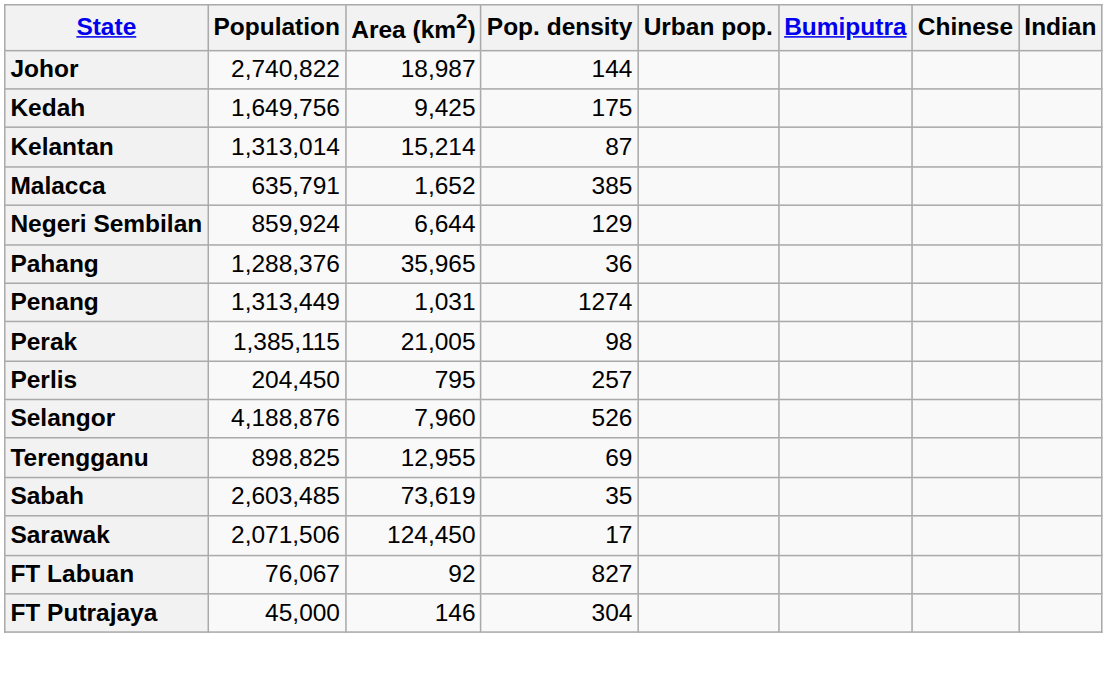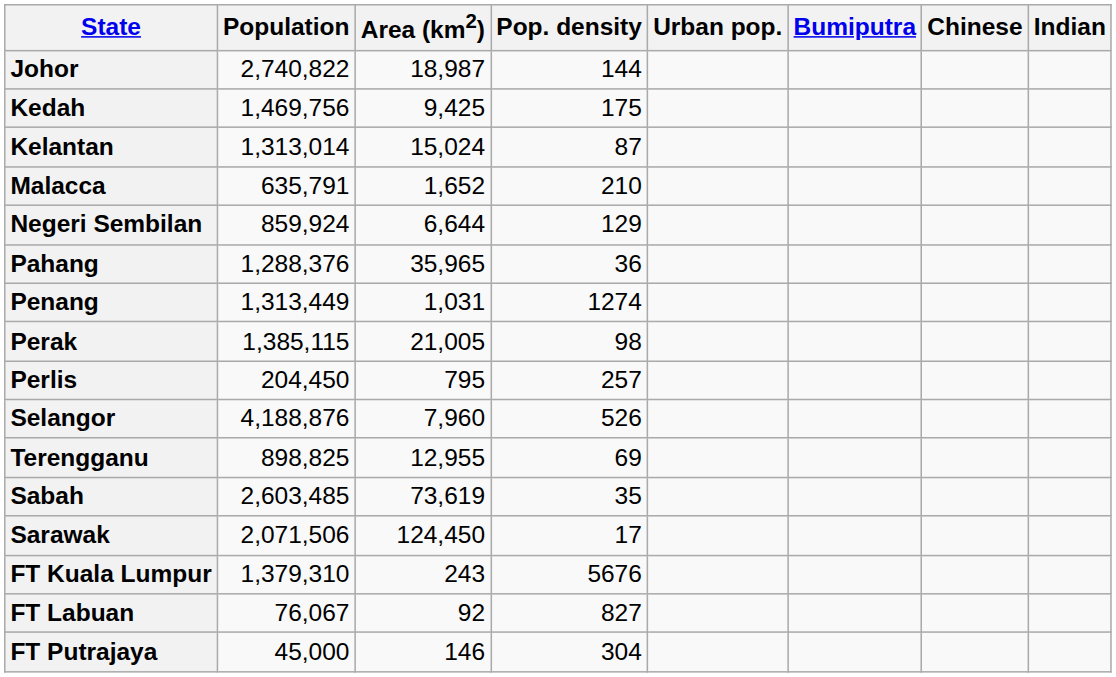(286, 108) 1,649,756 -> (295, 108) 1,469,756
(438, 147) 15,214 -> (448, 147) 15,024
(612, 185) 385 -> (621, 185) 210
+ row: (111, 574)
